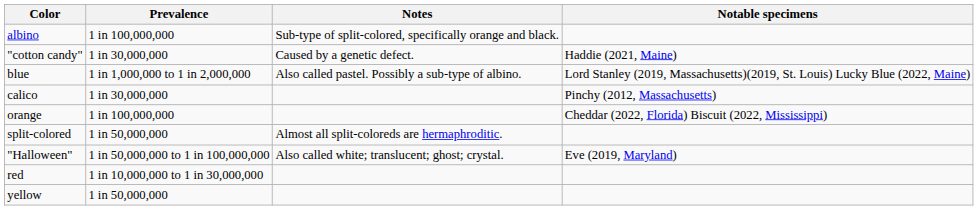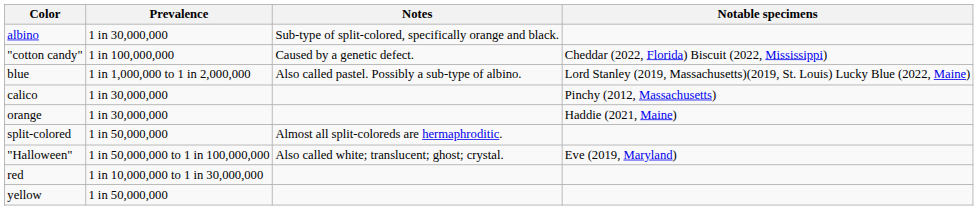(131, 34) 1 in 100,000,000 -> (128, 34) 1 in 30,000,000
(128, 54) 1 in 30,000,000 -> (131, 54) 1 in 100,000,000
(621, 54) Haddie (2021, Maine) -> (696, 54) Cheddar (2022, Florida) Biscuit (2022, Mississippi)
(131, 114) 1 in 100,000,000 -> (128, 114) 1 in 30,000,000
(696, 114) Cheddar (2022, Florida) Biscuit (2022, Mississippi) -> (621, 114) Haddie (2021, Maine)
